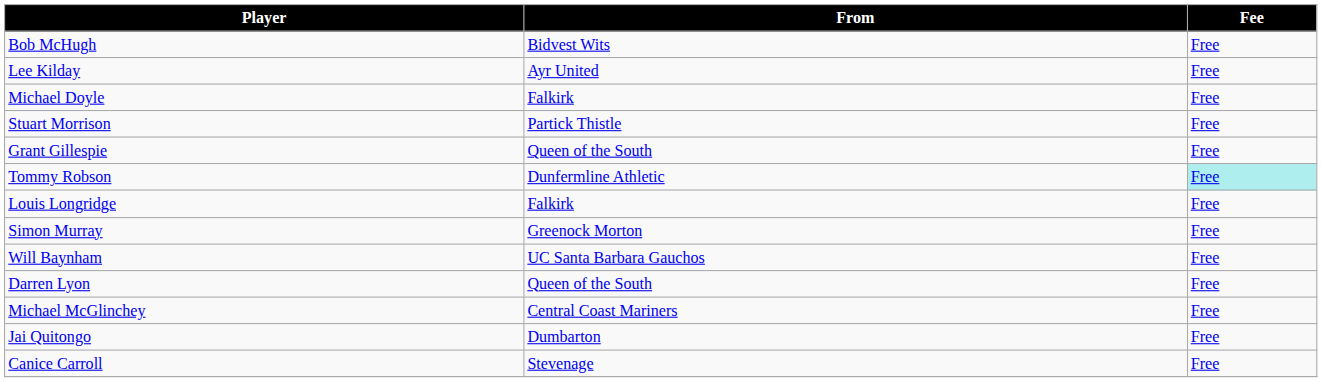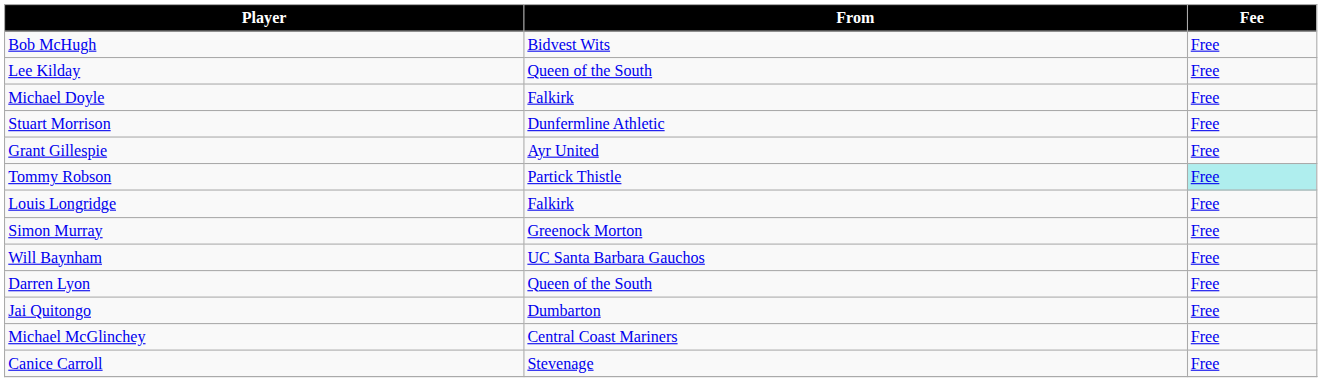(563, 71) Ayr United -> (590, 71) Queen of the South
(574, 124) Partick Thistle -> (596, 124) Dunfermline Athletic
(590, 150) Queen of the South -> (563, 150) Ayr United
(596, 177) Dunfermline Athletic -> (574, 177) Partick Thistle
rows swapped: (50, 336) <-> (77, 310)
